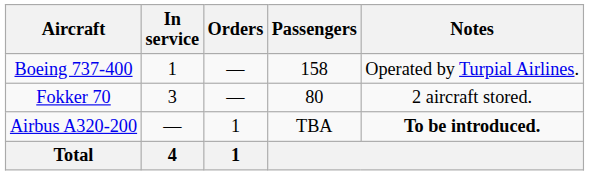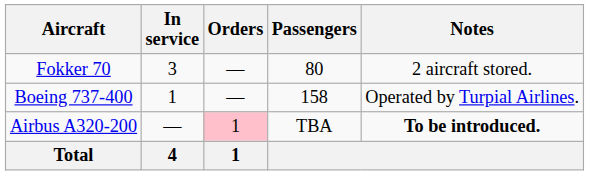rows swapped: (74, 68) <-> (74, 97)
(235, 126) no background -> (235, 126) pink background
